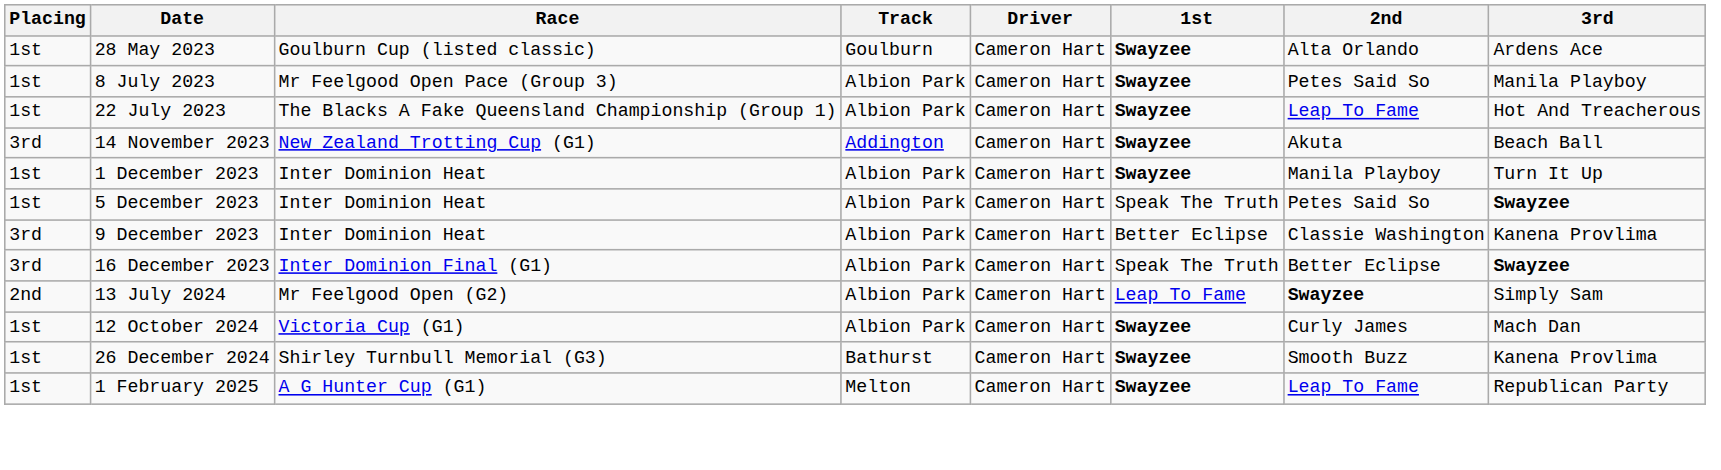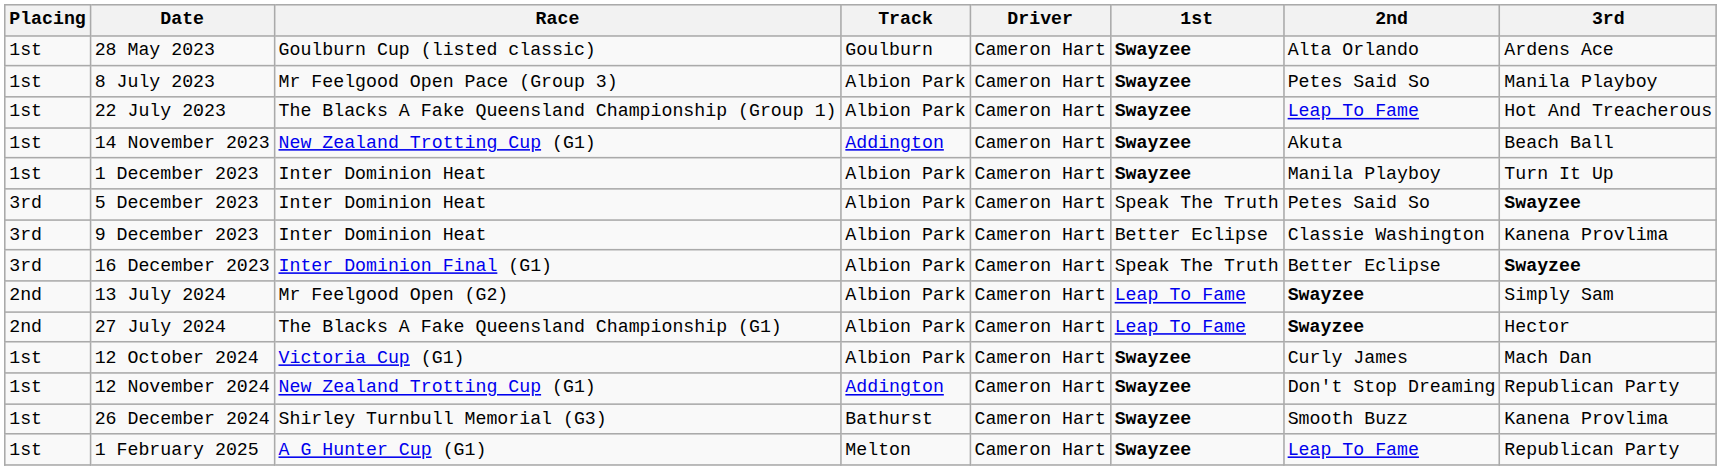(26, 142) 3rd -> (26, 142) 1st
(26, 204) 1st -> (26, 204) 3rd
+ row: (160, 326)
+ row: (182, 388)
